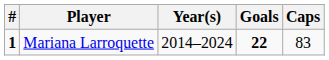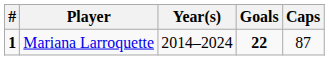(303, 42) 83 -> (303, 42) 87
